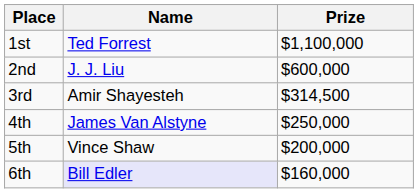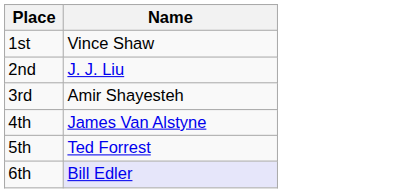- column: (345, 17)
(109, 43) Ted Forrest -> (111, 43) Vince Shaw
(111, 148) Vince Shaw -> (109, 148) Ted Forrest
